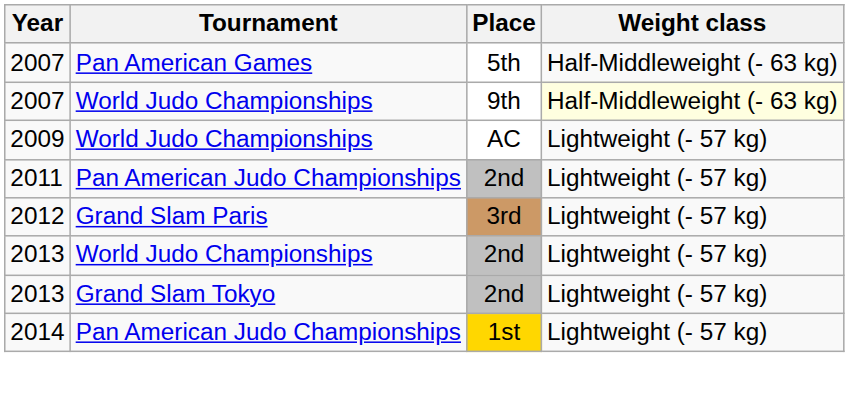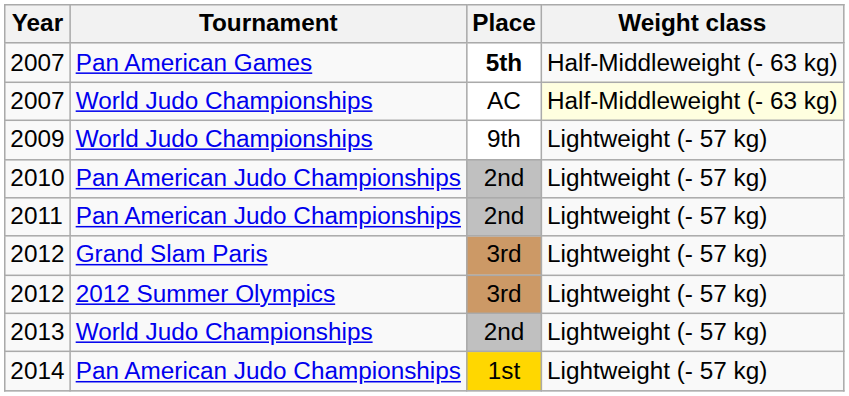(504, 62) normal -> (504, 62) bold
(504, 100) 9th -> (504, 100) AC
(504, 139) AC -> (504, 139) 9th
+ row: (37, 178)
+ row: (37, 293)
- row: (37, 293)
